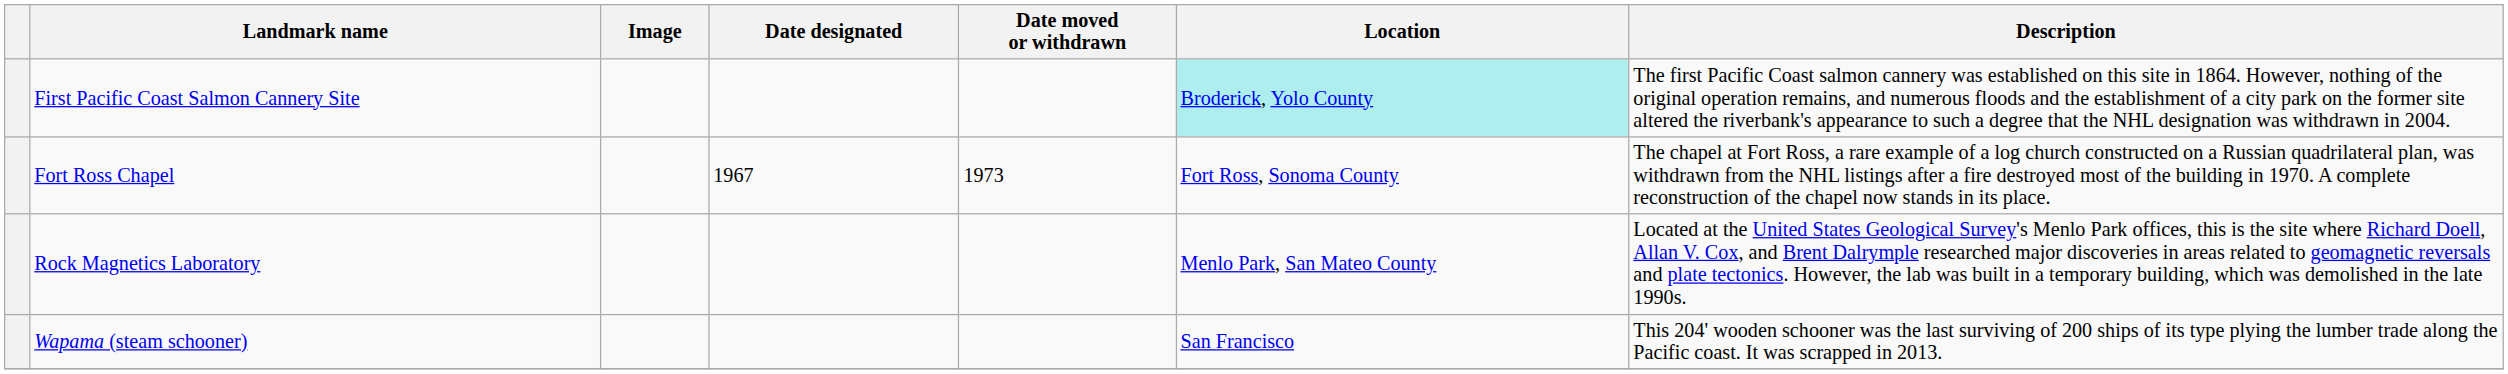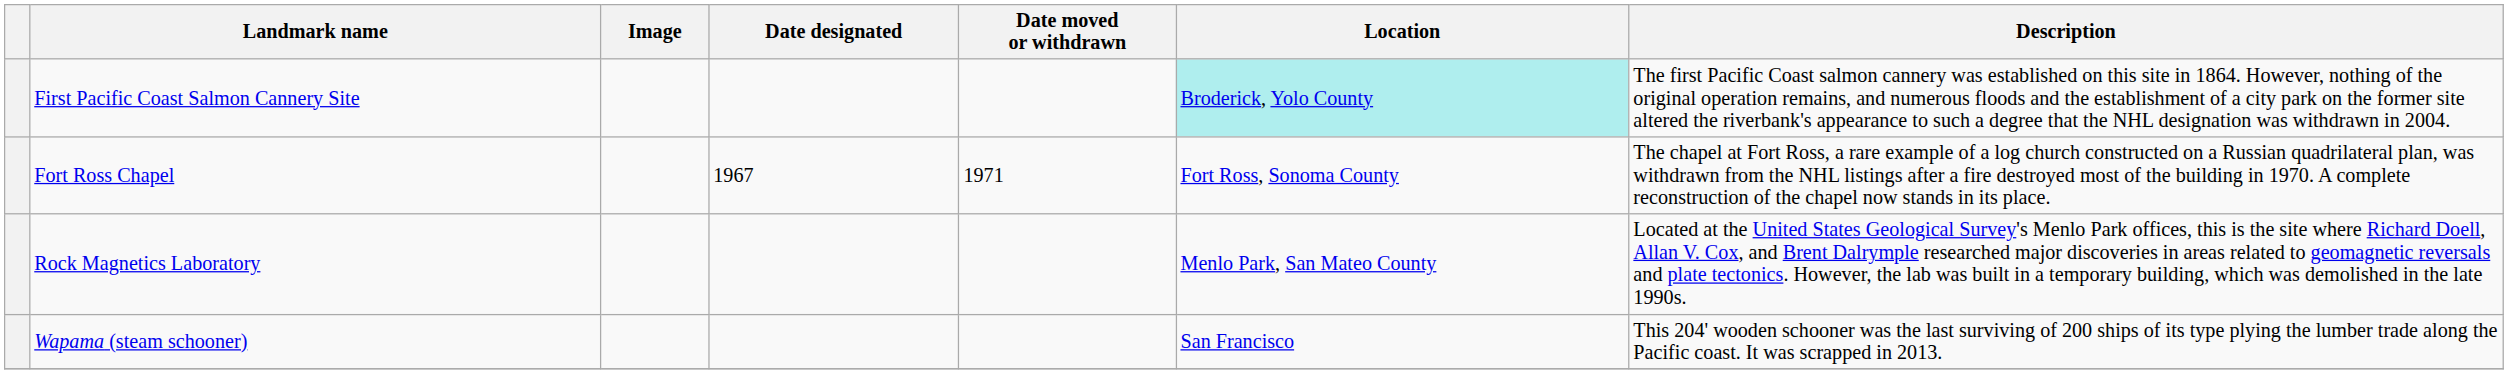(984, 175) 1973 -> (984, 175) 1971
